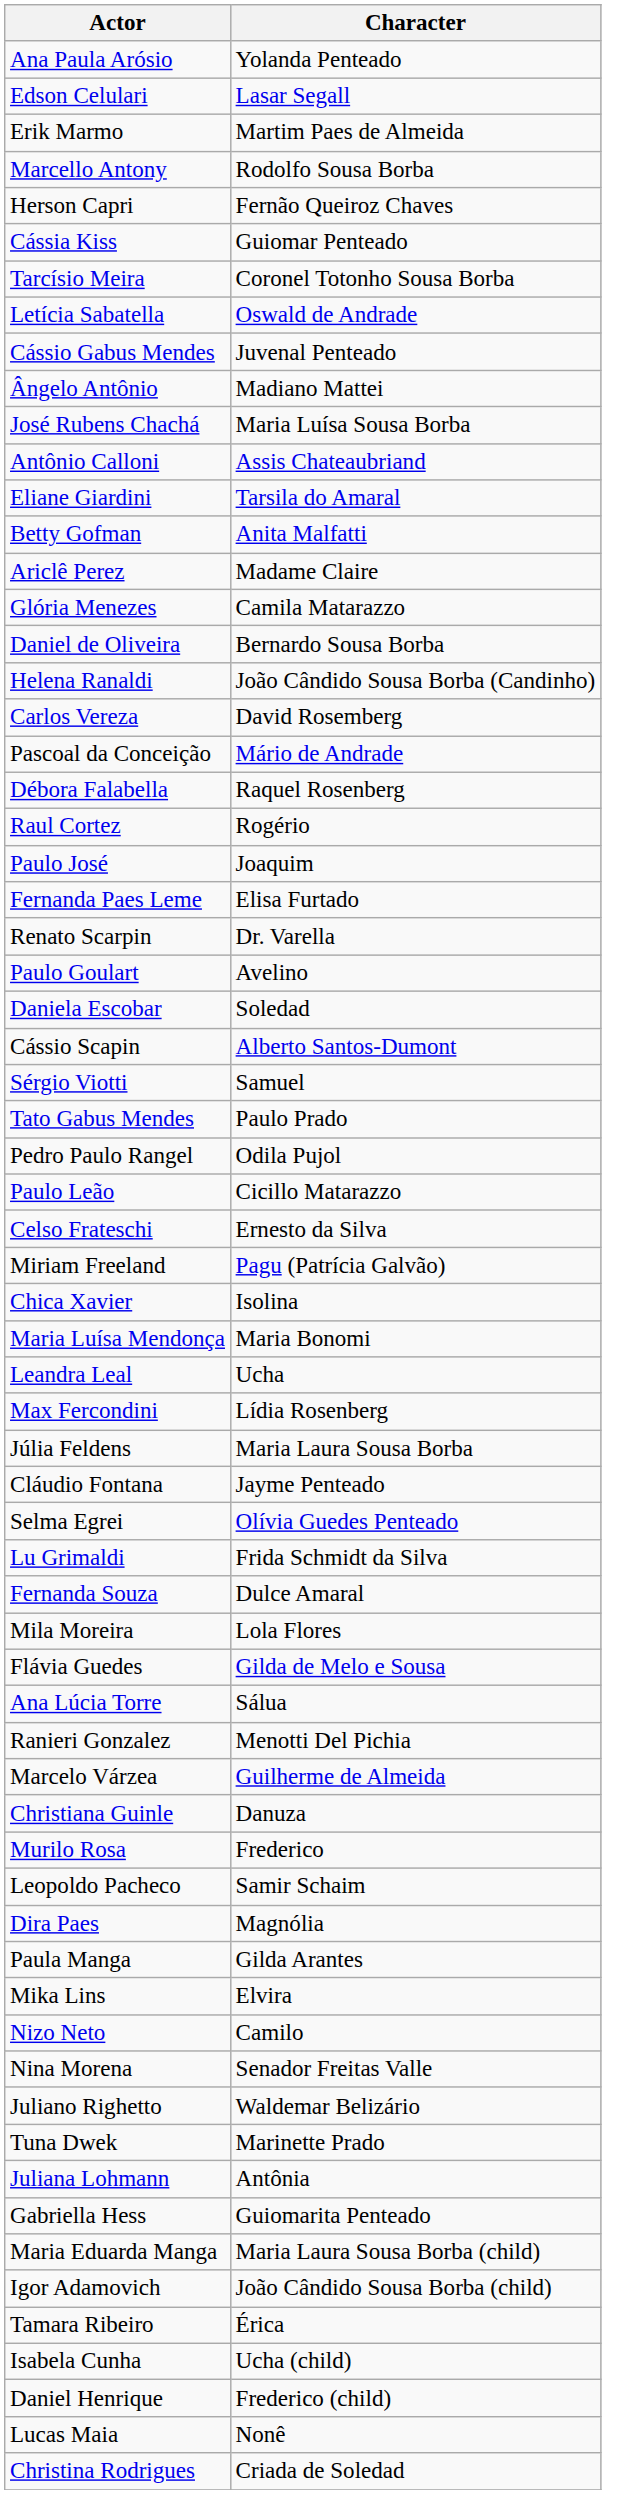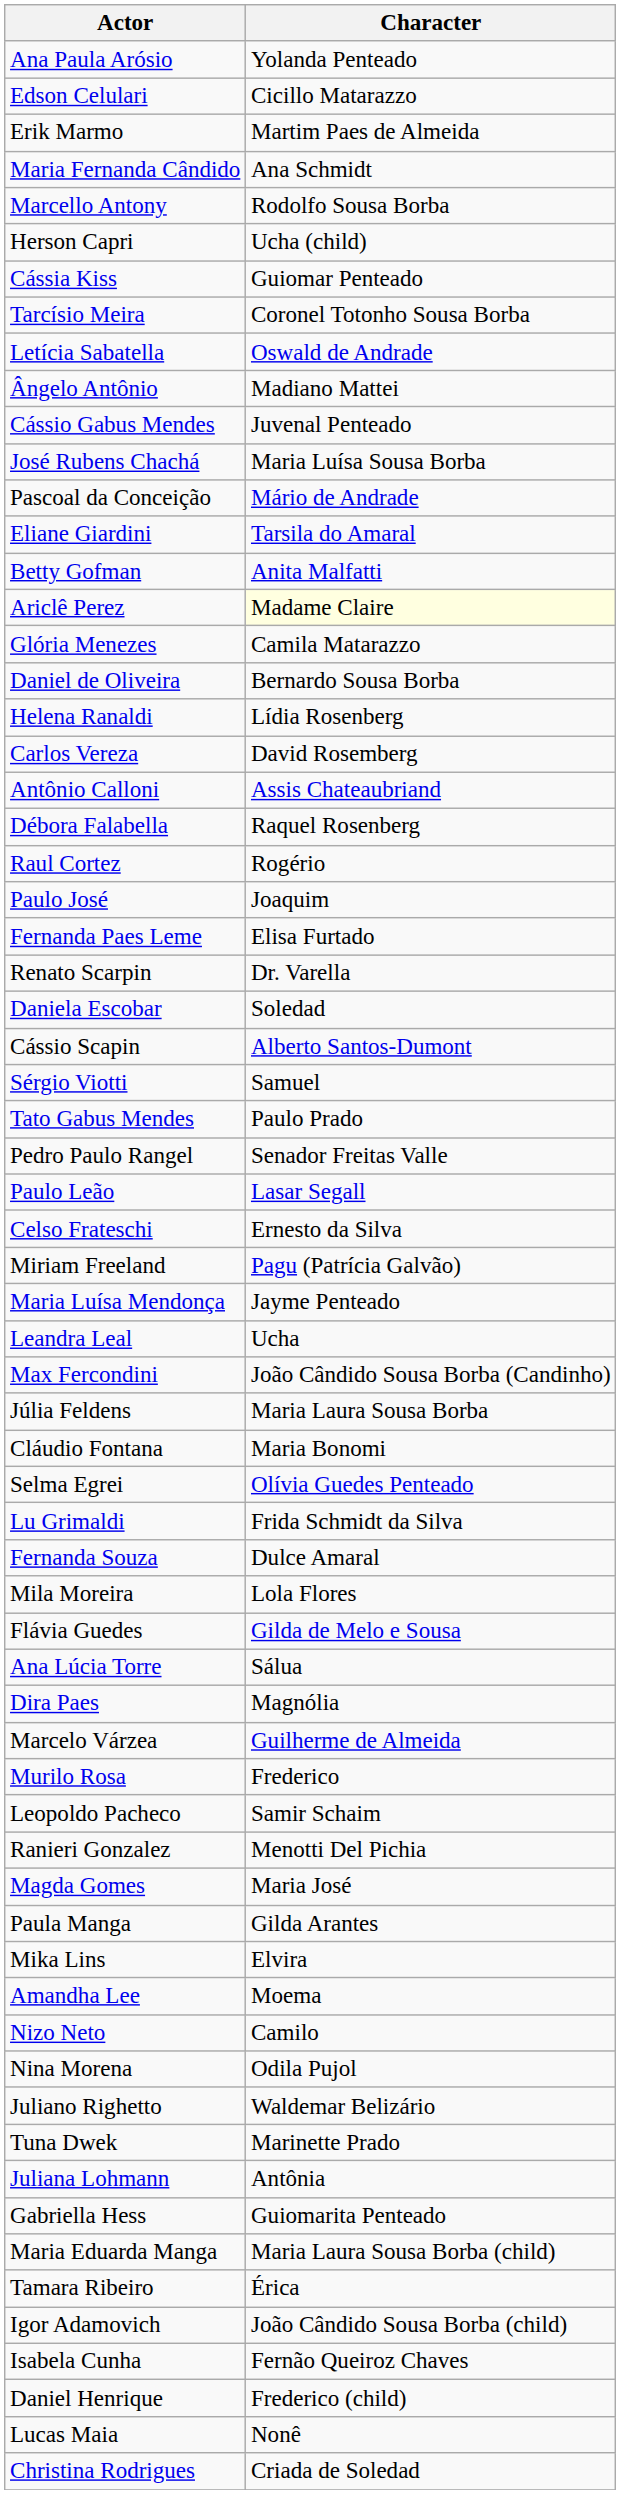(293, 95) Lasar Segall -> (334, 95) Cicillo Matarazzo
+ row: (125, 168)
(344, 205) Fernão Queiroz Chaves -> (309, 242) Ucha (child)
rows swapped: (84, 388) <-> (112, 351)
rows swapped: (110, 753) <-> (85, 461)
(307, 570) no background -> (322, 607) lightyellow background
(415, 680) João Cândido Sousa Borba (Candinho) -> (327, 717) Lídia Rosenberg
- row: (74, 972)
(288, 1155) Odila Pujol -> (349, 1155) Senador Freitas Valle
(318, 1192) Cicillo Matarazzo -> (308, 1192) Lasar Segall
- row: (71, 1301)
(303, 1338) Maria Bonomi -> (326, 1301) Jayme Penteado
(312, 1411) Lídia Rosenberg -> (431, 1374) João Cândido Sousa Borba (Candinho)
(310, 1484) Jayme Penteado -> (318, 1447) Maria Bonomi
rows swapped: (90, 1740) <-> (55, 1922)
- row: (92, 1813)
+ row: (78, 1886)
+ row: (75, 1995)
(334, 2069) Senador Freitas Valle -> (304, 2069) Odila Pujol
rows swapped: (82, 2324) <-> (85, 2288)
(294, 2361) Ucha (child) -> (360, 2361) Fernão Queiroz Chaves
